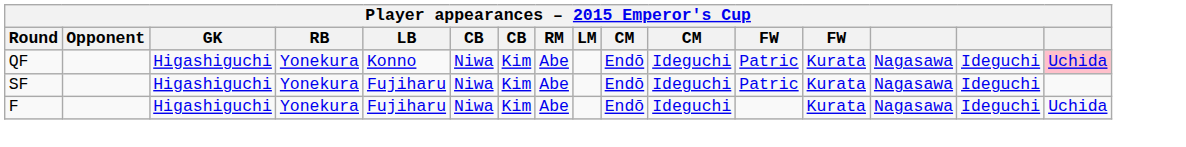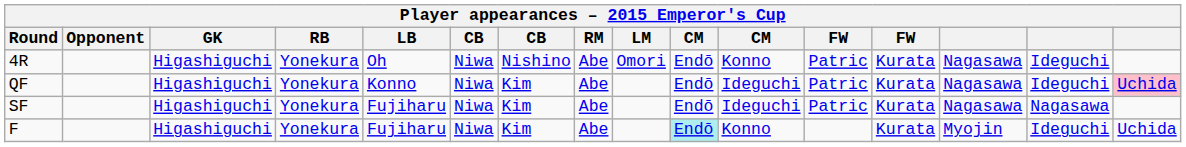+ row: (19, 61)
(1001, 84) Ideguchi -> (1070, 107) Nagasawa
(624, 107) no background -> (694, 130) paleturquoise background
(692, 107) Ideguchi -> (746, 130) Konno
(914, 107) Nagasawa -> (973, 130) Myojin
